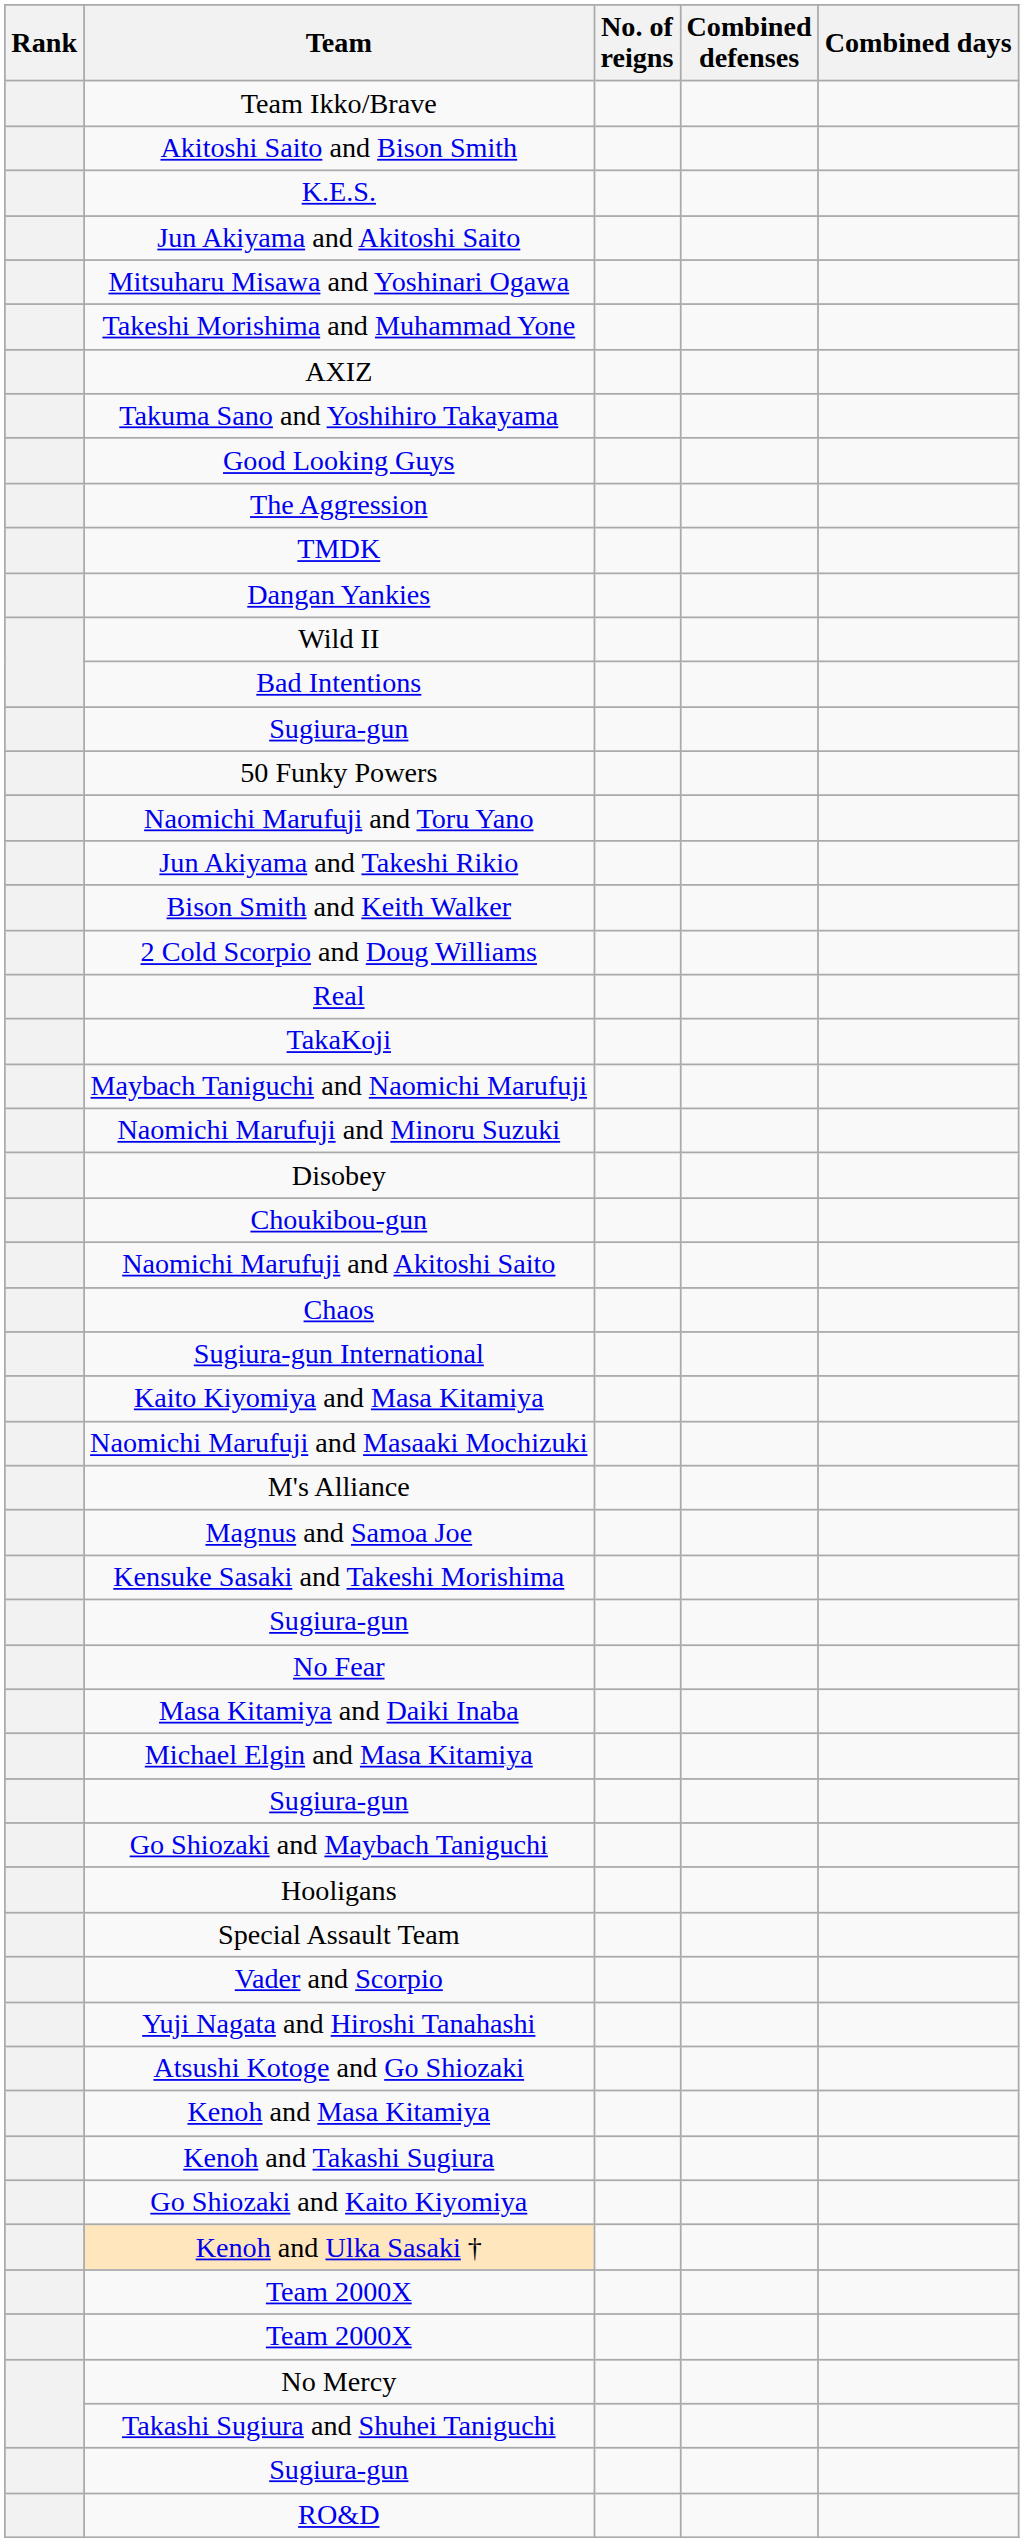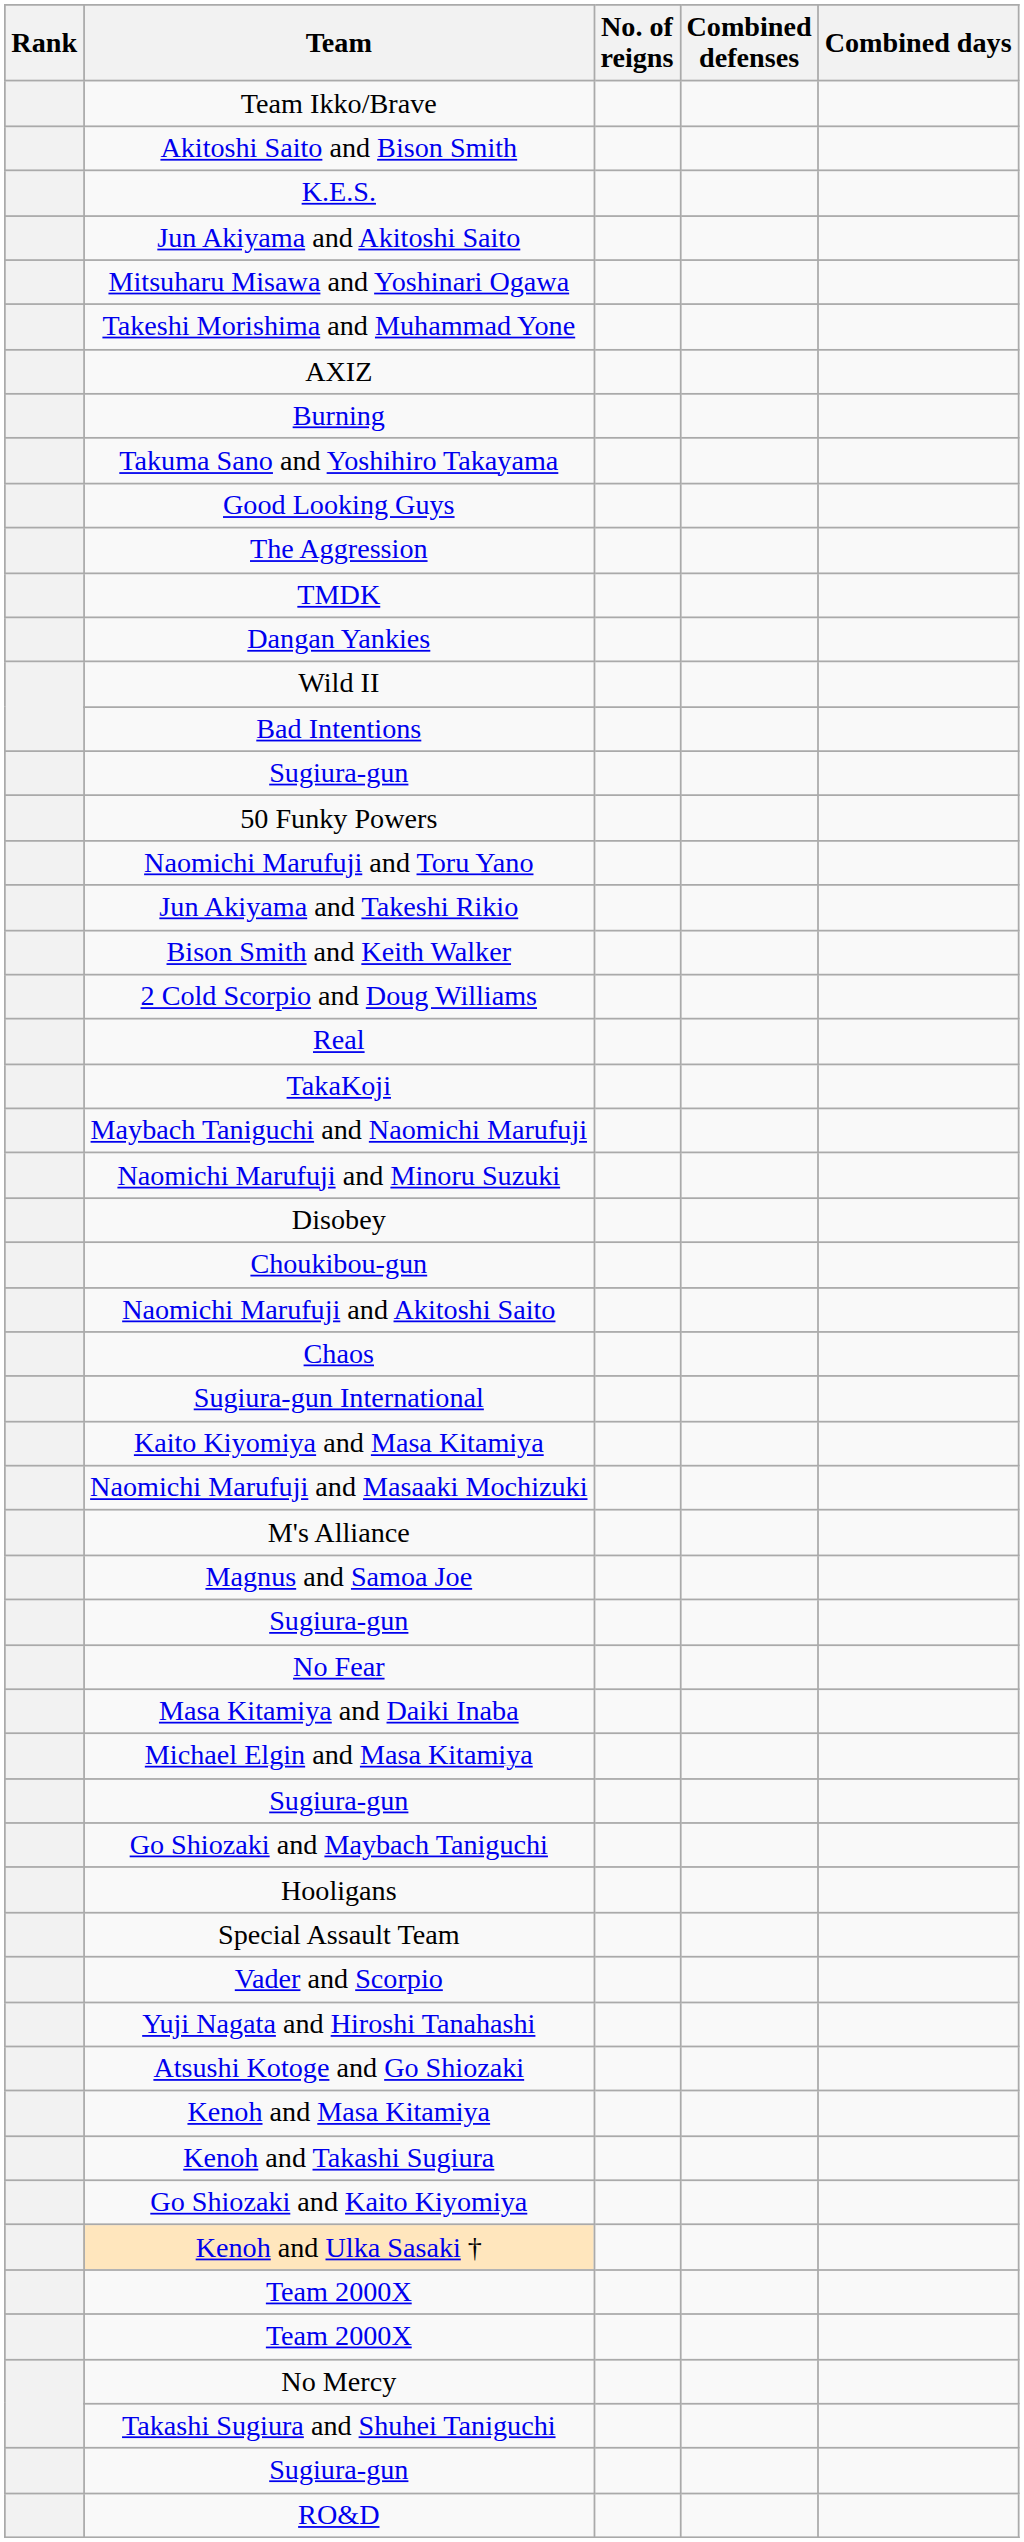+ row: (44, 416)
- row: (44, 1577)
